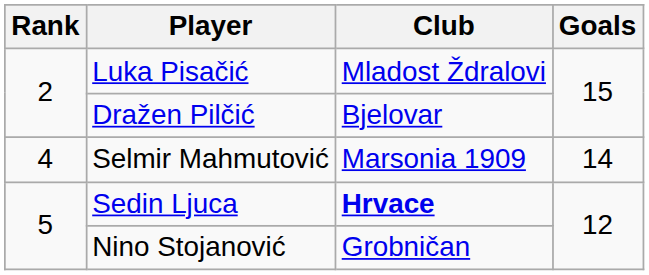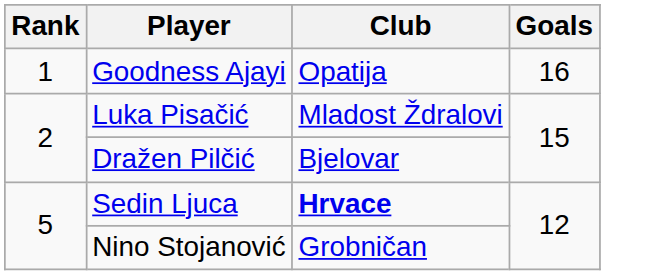+ row: (189, 70)
- row: (211, 159)
